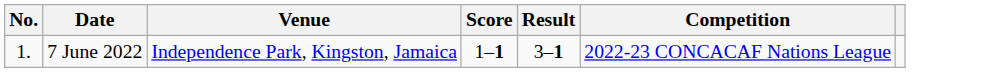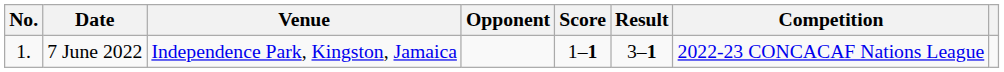+ column: (508, 20)
